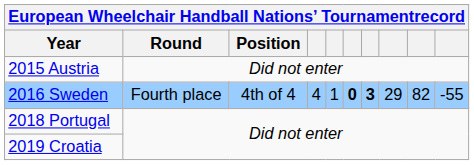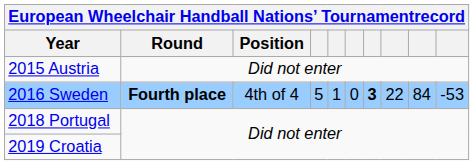(176, 95) normal -> (177, 95) bold
(316, 95) 4 -> (319, 95) 5
(352, 95) bold -> (354, 95) normal
(393, 95) 29 -> (395, 95) 22
(421, 95) 82 -> (422, 95) 84
(452, 95) -55 -> (452, 95) -53
